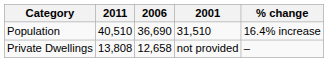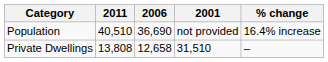(194, 31) 31,510 -> (208, 31) not provided
(208, 48) not provided -> (194, 48) 31,510
